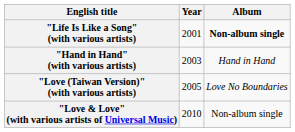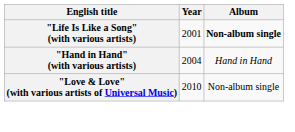(192, 60) 2003 -> (192, 60) 2004
- row: (92, 87)
